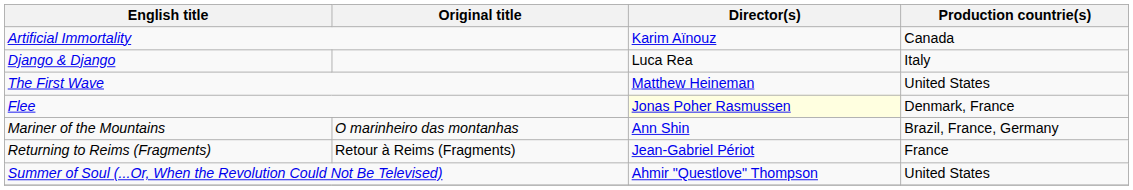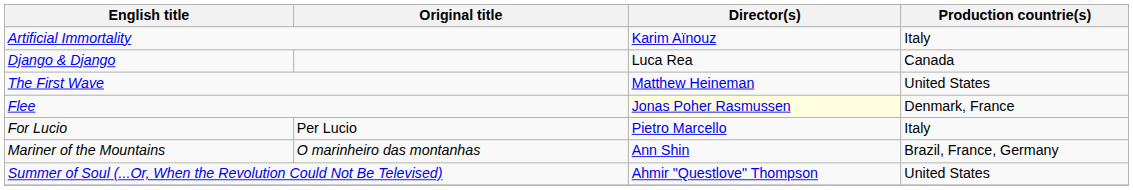(929, 38) Canada -> (917, 38) Italy
(917, 60) Italy -> (929, 60) Canada
+ row: (37, 128)
- row: (109, 151)
